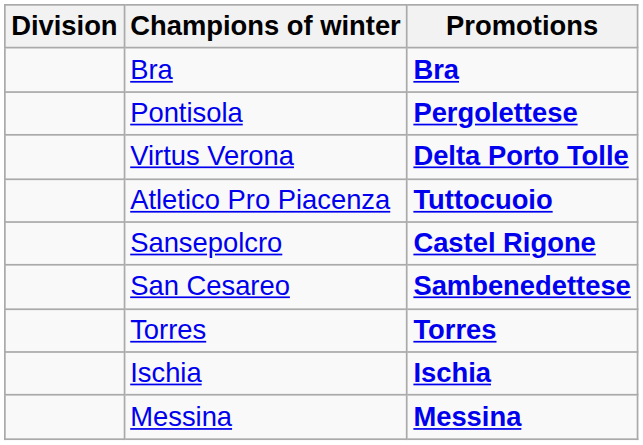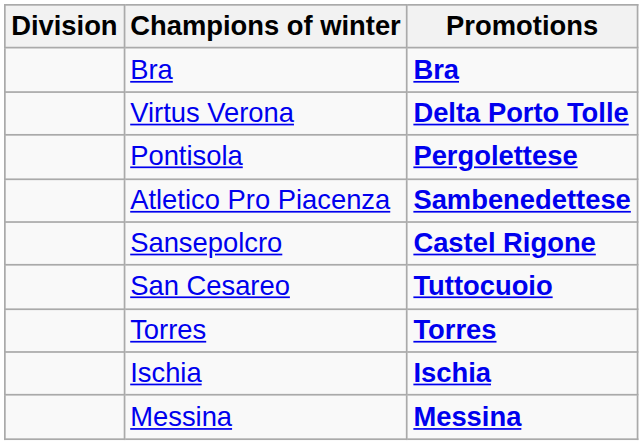rows swapped: (186, 112) <-> (212, 156)
(483, 199) Tuttocuoio -> (522, 199) Sambenedettese
(522, 286) Sambenedettese -> (483, 286) Tuttocuoio
